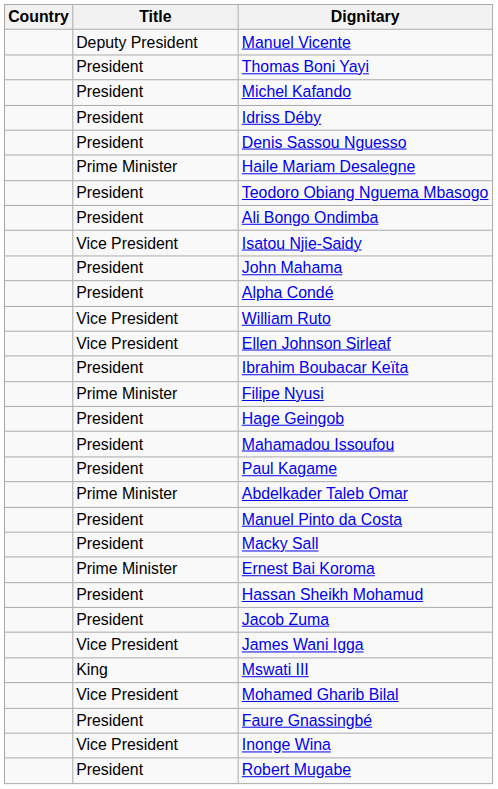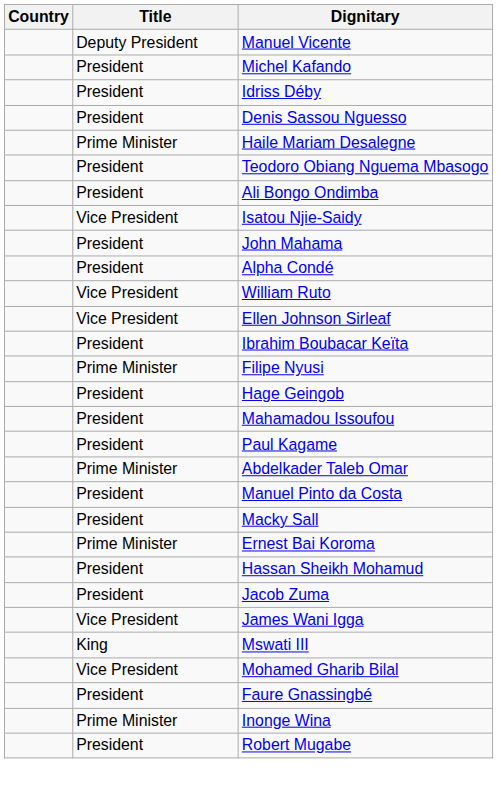- row: (305, 67)
(127, 745) Vice President -> (127, 720) Prime Minister
